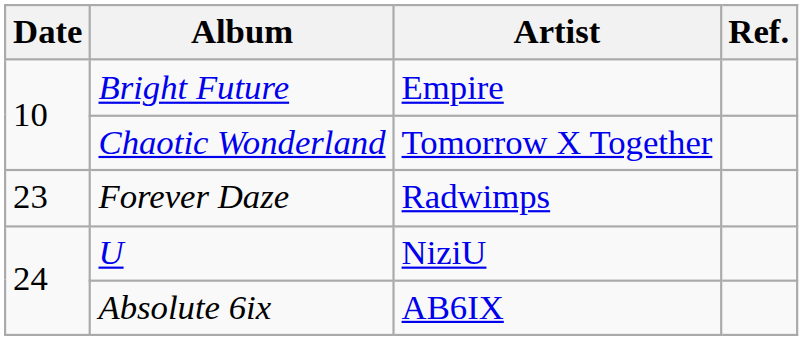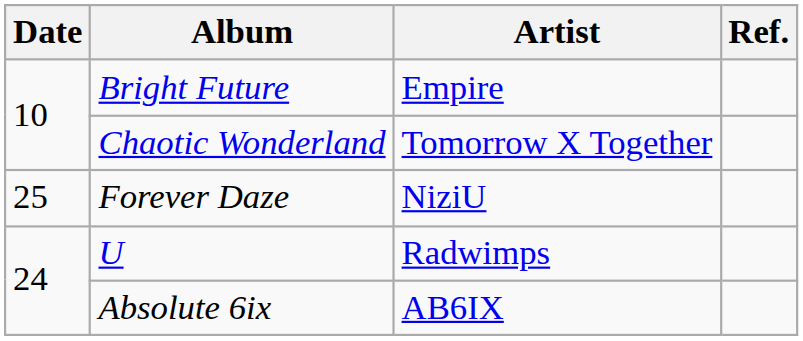(30, 197) 23 -> (30, 197) 25
(476, 197) Radwimps -> (444, 197) NiziU
(444, 252) NiziU -> (476, 252) Radwimps
